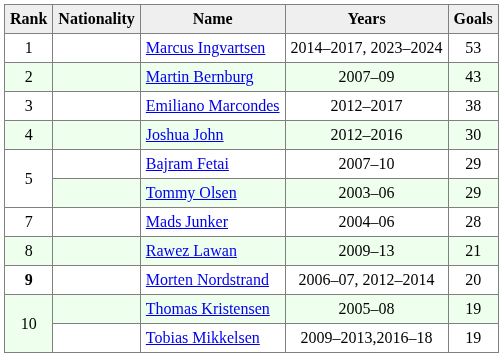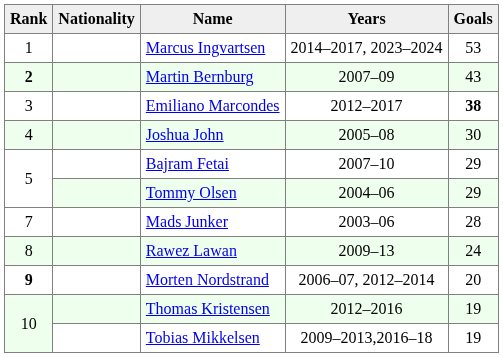(29, 76) normal -> (29, 76) bold
(473, 106) normal -> (473, 106) bold
(367, 134) 2012–2016 -> (367, 134) 2005–08
(367, 192) 2003–06 -> (367, 192) 2004–06
(367, 222) 2004–06 -> (367, 222) 2003–06
(473, 250) 21 -> (473, 250) 24
(367, 308) 2005–08 -> (367, 308) 2012–2016
